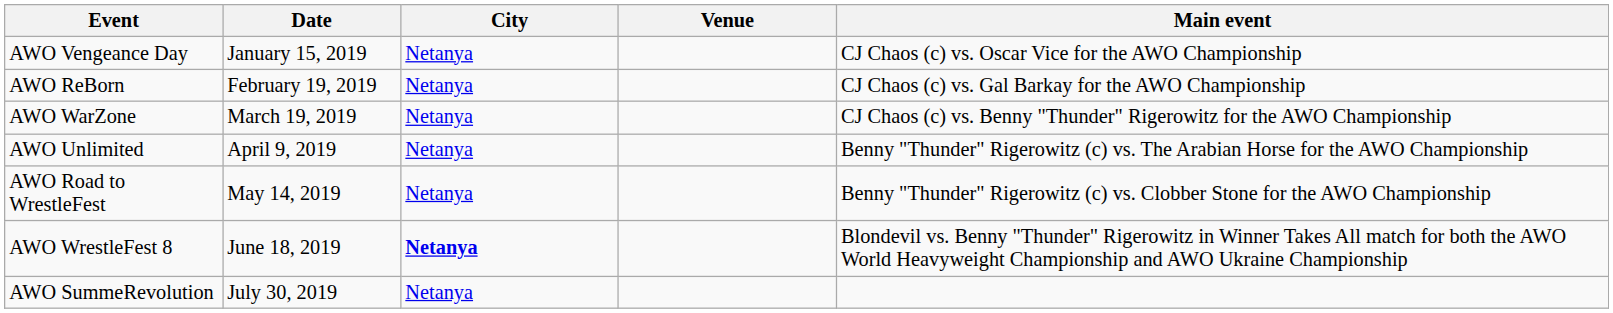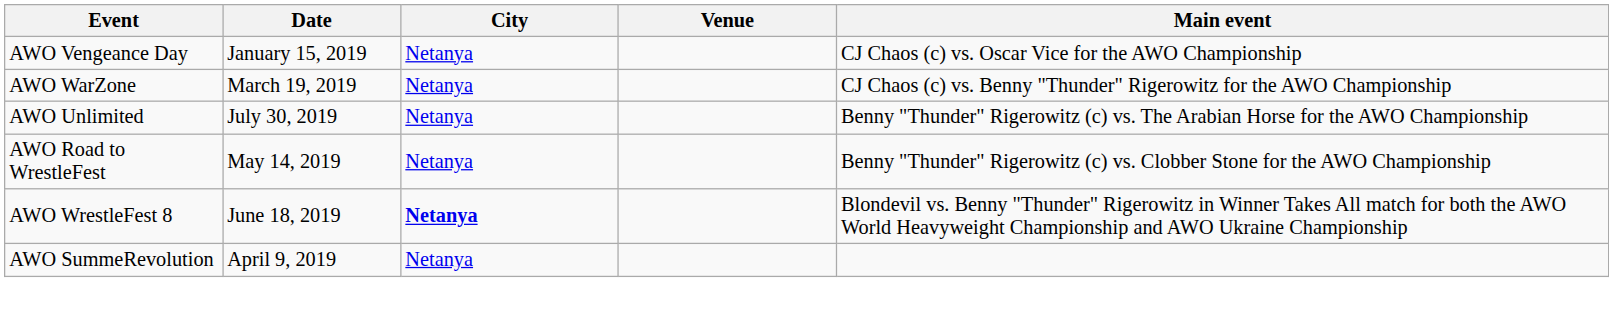- row: (67, 85)
(282, 149) April 9, 2019 -> (282, 117) July 30, 2019
(282, 291) July 30, 2019 -> (282, 259) April 9, 2019
